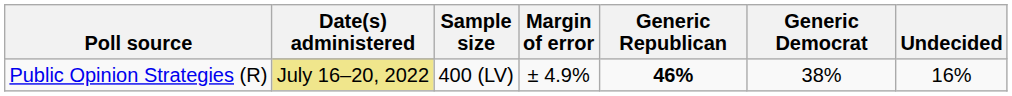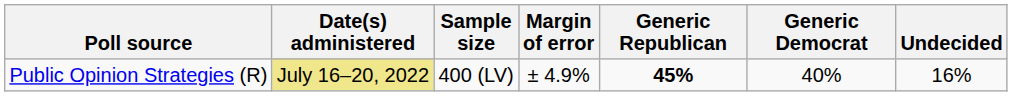(673, 75) 46% -> (673, 75) 45%
(822, 75) 38% -> (822, 75) 40%
